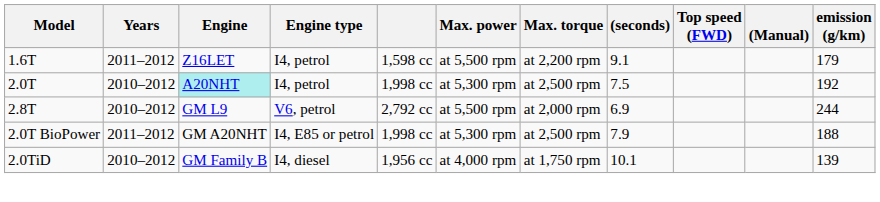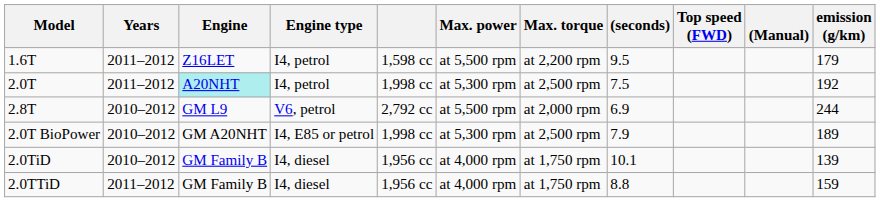(620, 60) 9.1 -> (620, 60) 9.5
(141, 85) 2010–2012 -> (141, 85) 2011–2012
(141, 134) 2011–2012 -> (141, 134) 2010–2012
(828, 134) 188 -> (828, 134) 189
+ row: (34, 184)
